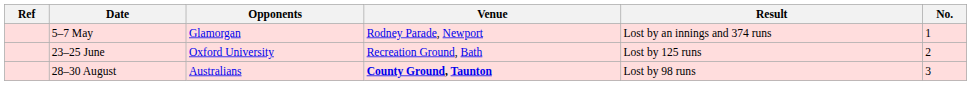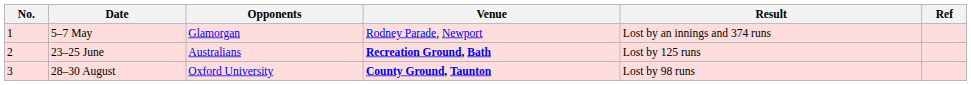columns swapped: (945, 14) <-> (27, 14)
(231, 52) Oxford University -> (215, 52) Australians
(424, 52) normal -> (428, 52) bold
(215, 71) Australians -> (231, 71) Oxford University
